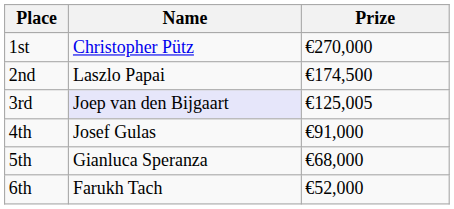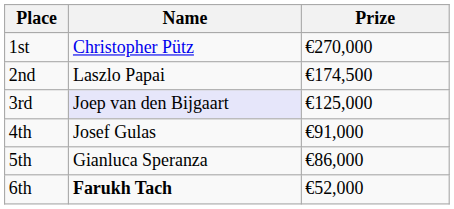(339, 103) €125,005 -> (339, 103) €125,000
(334, 160) €68,000 -> (334, 160) €86,000
(118, 189) normal -> (123, 189) bold
